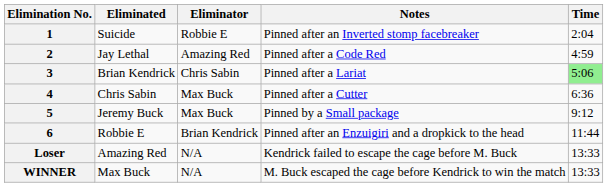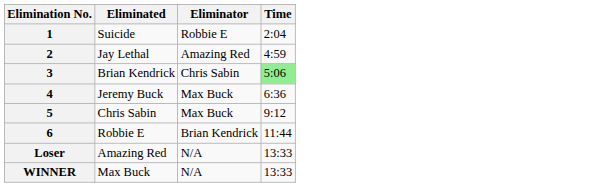- column: (415, 14)
(127, 93) Chris Sabin -> (130, 93) Jeremy Buck
(130, 113) Jeremy Buck -> (127, 113) Chris Sabin
